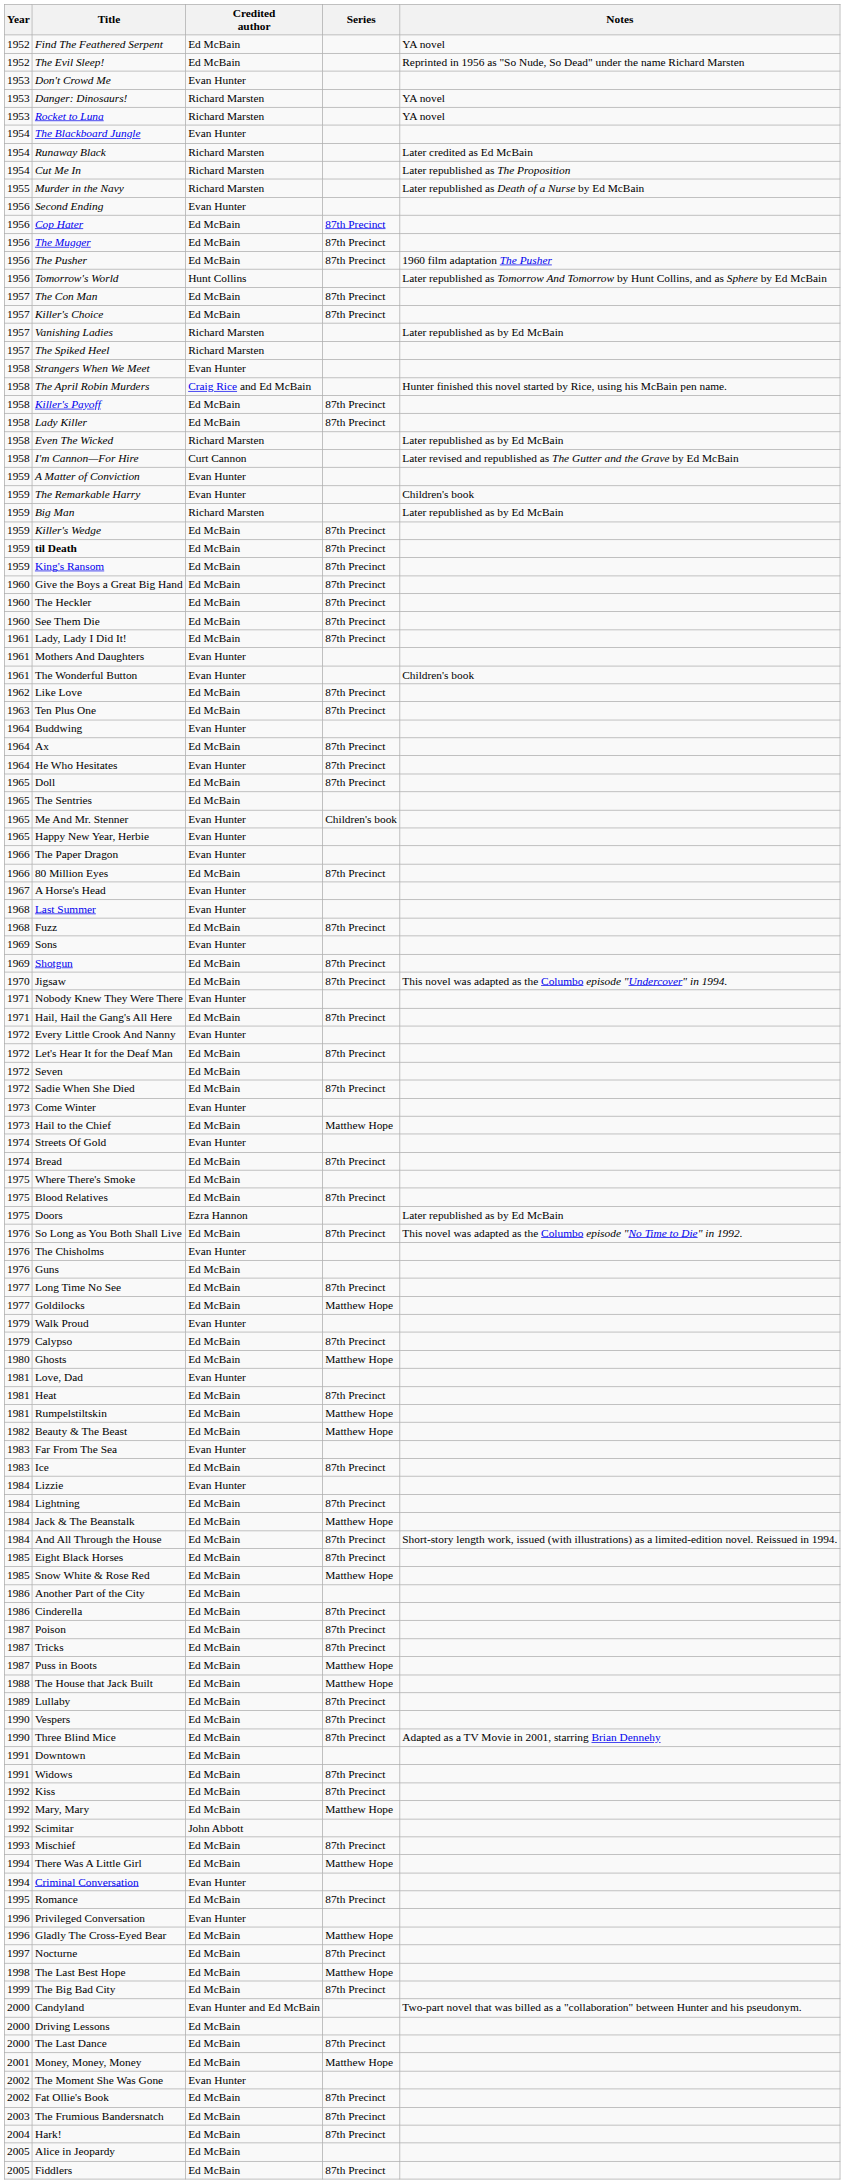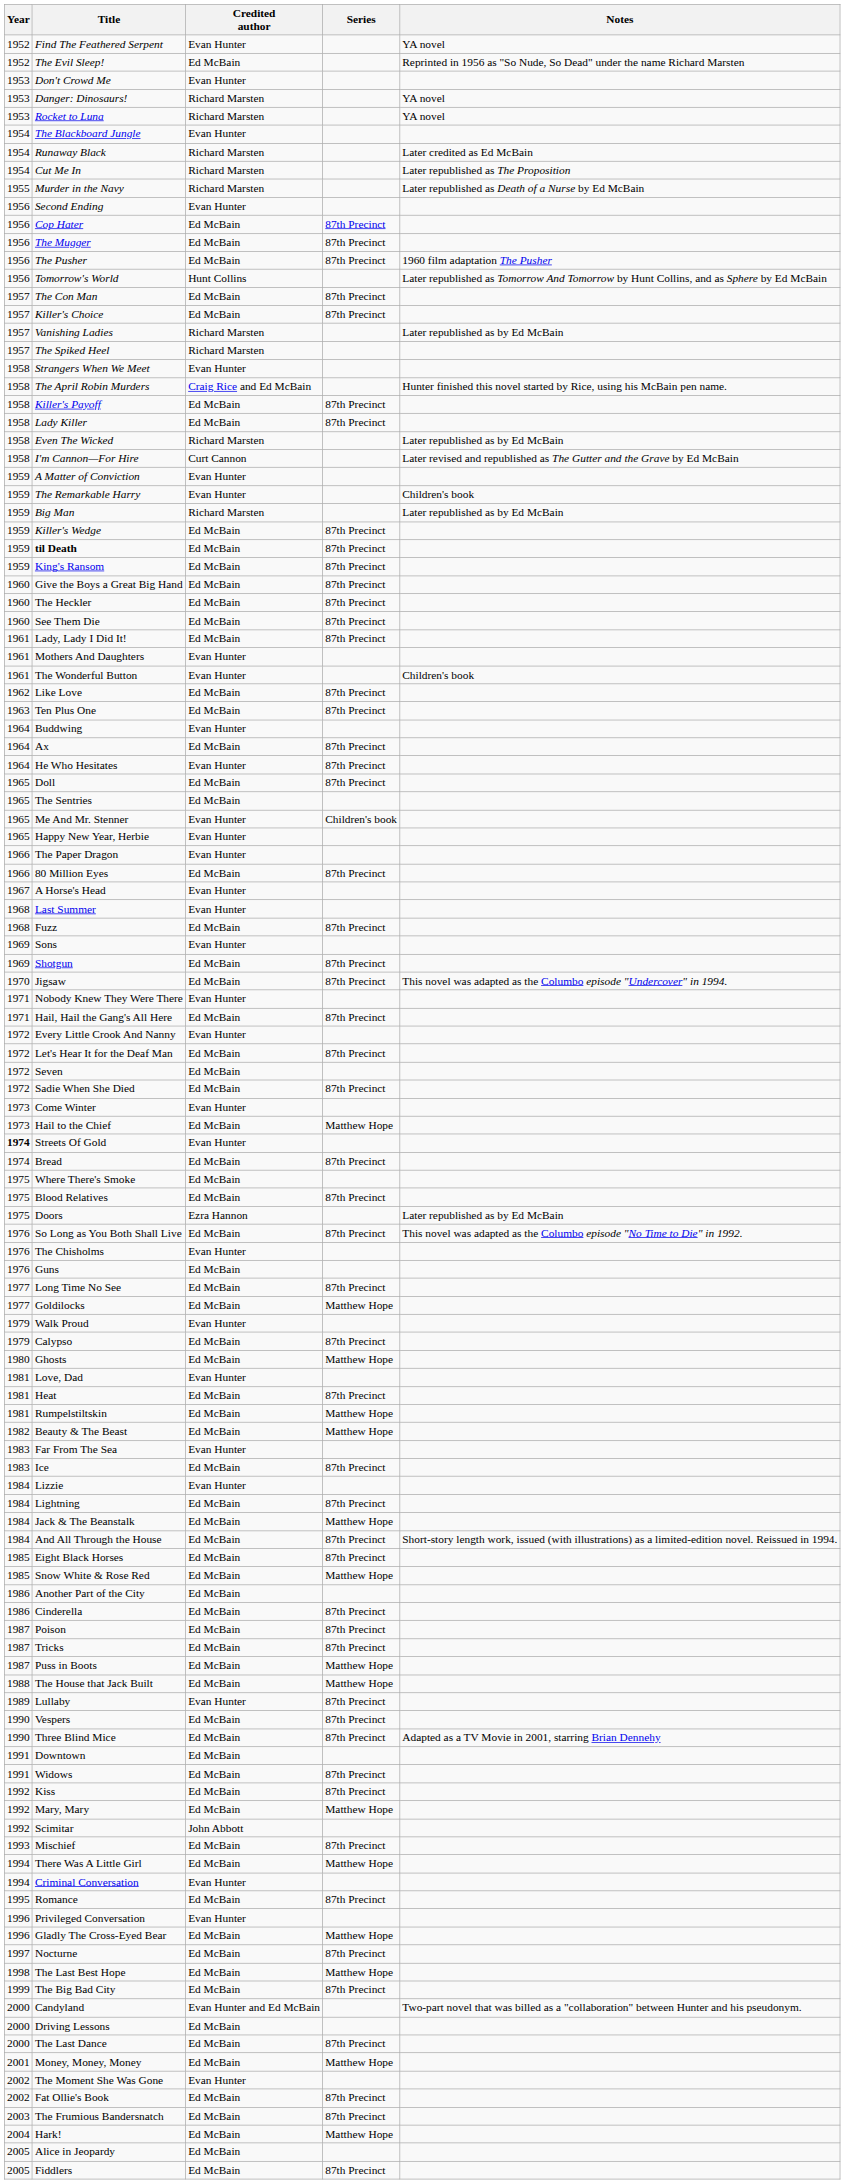(214, 44) Ed McBain -> (217, 44) Evan Hunter
(18, 1143) normal -> (18, 1143) bold
(214, 1701) Ed McBain -> (217, 1701) Evan Hunter
(355, 2134) 87th Precinct -> (359, 2134) Matthew Hope
